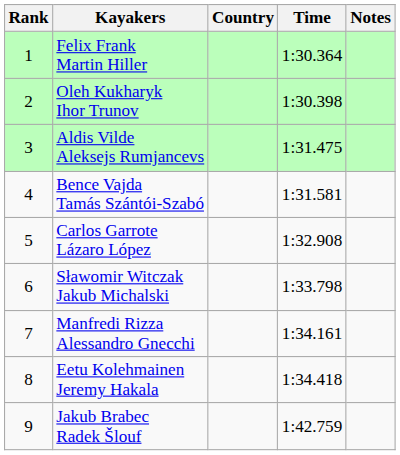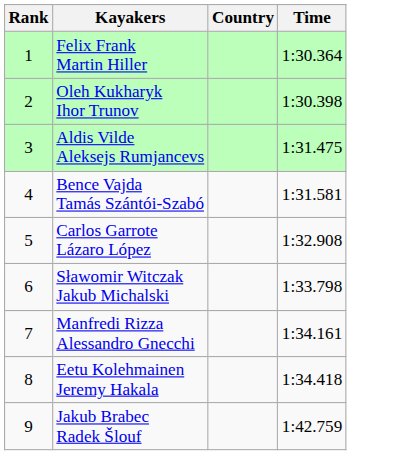- column: (371, 18)
